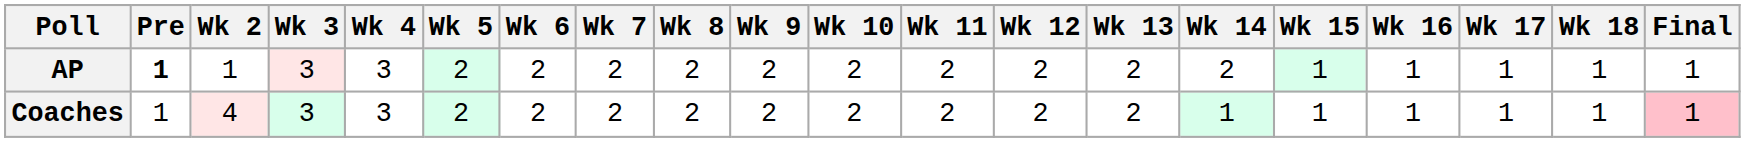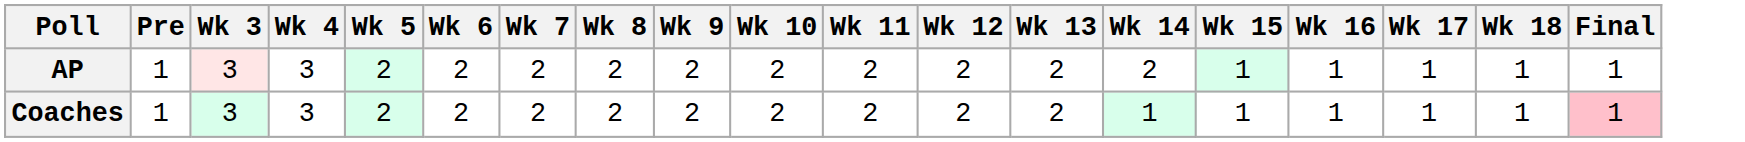- column: (230, 27)
(161, 70) bold -> (161, 70) normal
